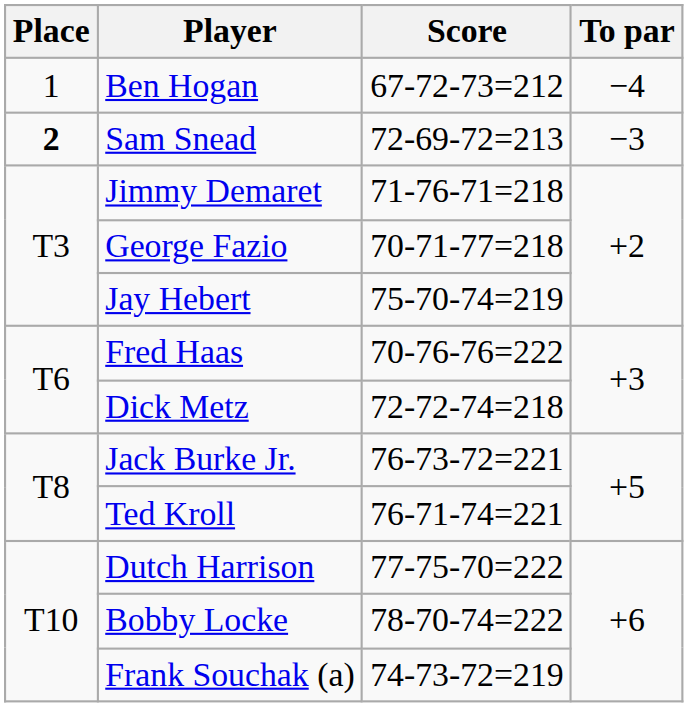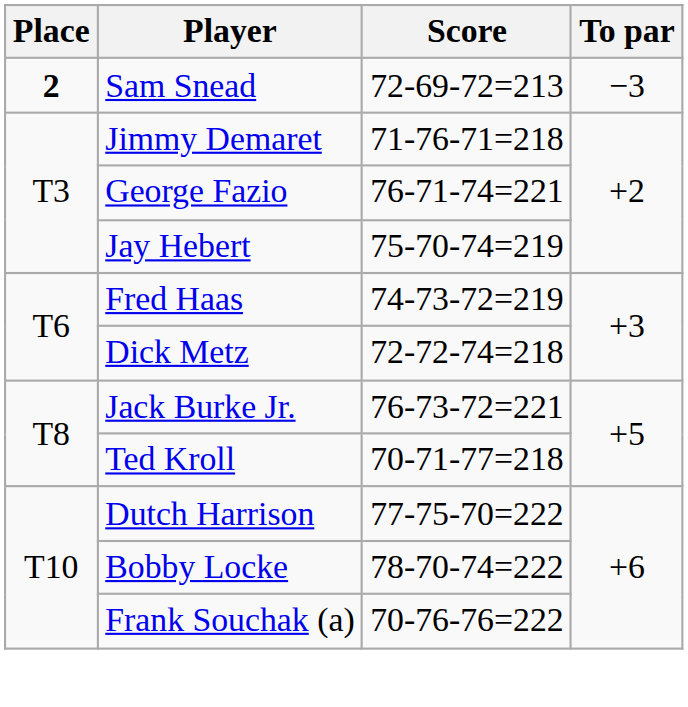- row: (182, 84)
(467, 245) 70-71-77=218 -> (467, 191) 76-71-74=221
(467, 352) 70-76-76=222 -> (467, 298) 74-73-72=219
(467, 513) 76-71-74=221 -> (467, 459) 70-71-77=218
(467, 673) 74-73-72=219 -> (467, 620) 70-76-76=222
